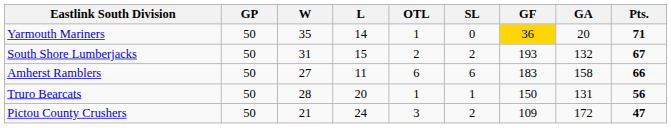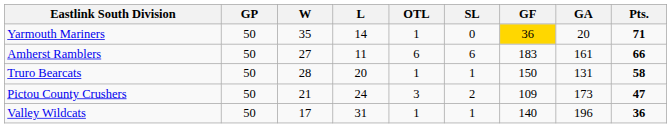- row: (72, 53)
(583, 73) 158 -> (583, 53) 161
(639, 93) 56 -> (639, 73) 58
(583, 113) 172 -> (583, 93) 173
+ row: (47, 113)
